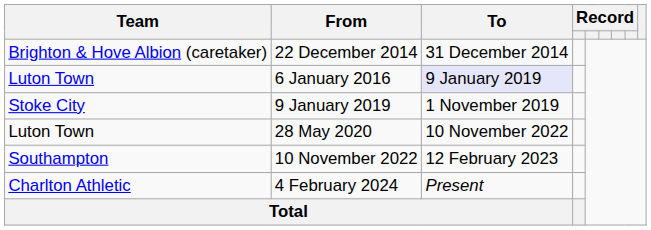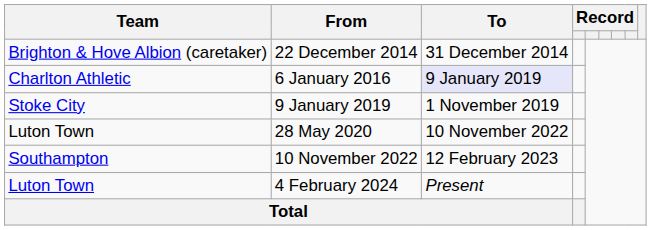(51, 78) Luton Town -> (70, 78) Charlton Athletic
(70, 185) Charlton Athletic -> (51, 185) Luton Town
